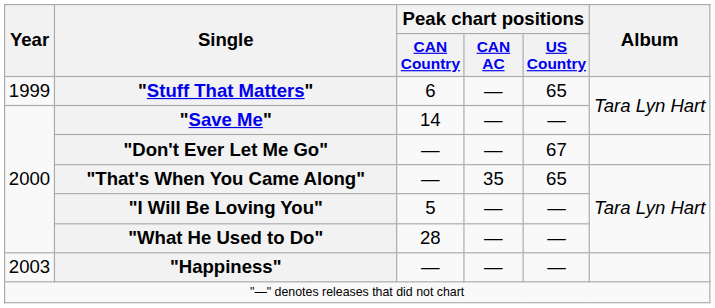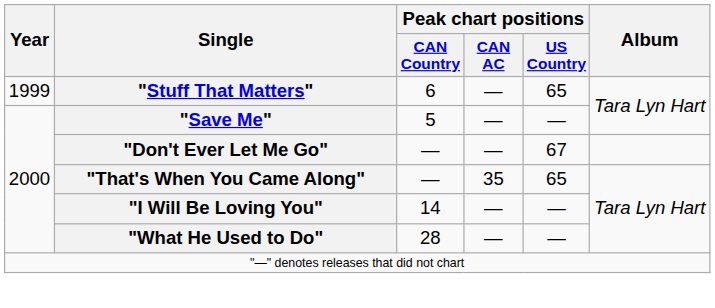(430, 120) 14 -> (430, 120) 5
(430, 208) 5 -> (430, 208) 14
- row: (226, 267)
